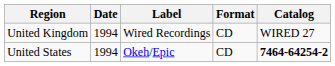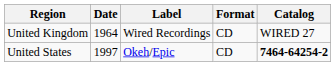(106, 33) 1994 -> (106, 33) 1964
(106, 52) 1994 -> (106, 52) 1997
